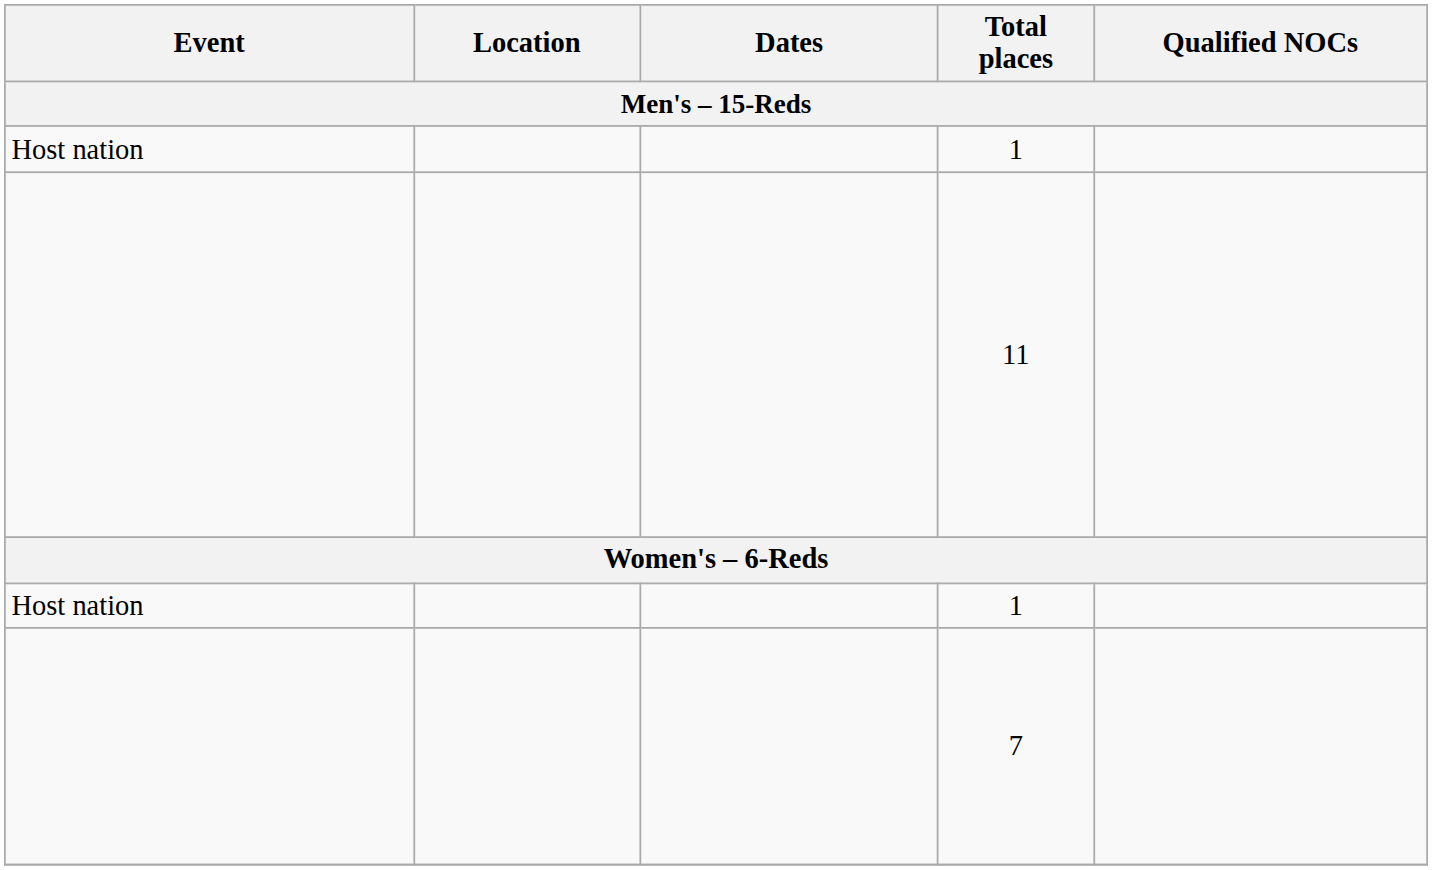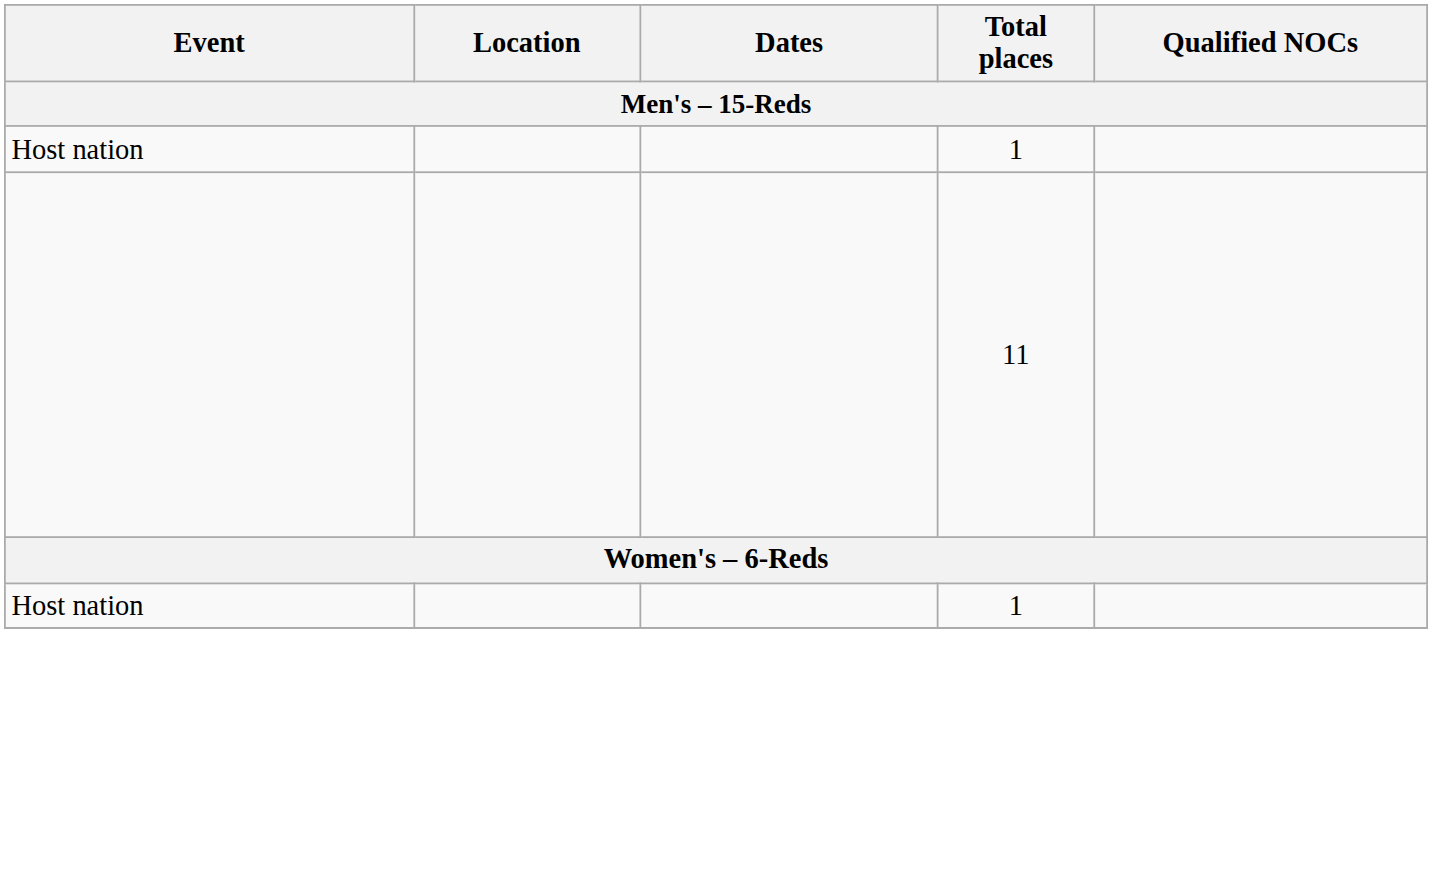- row: (209, 746)
